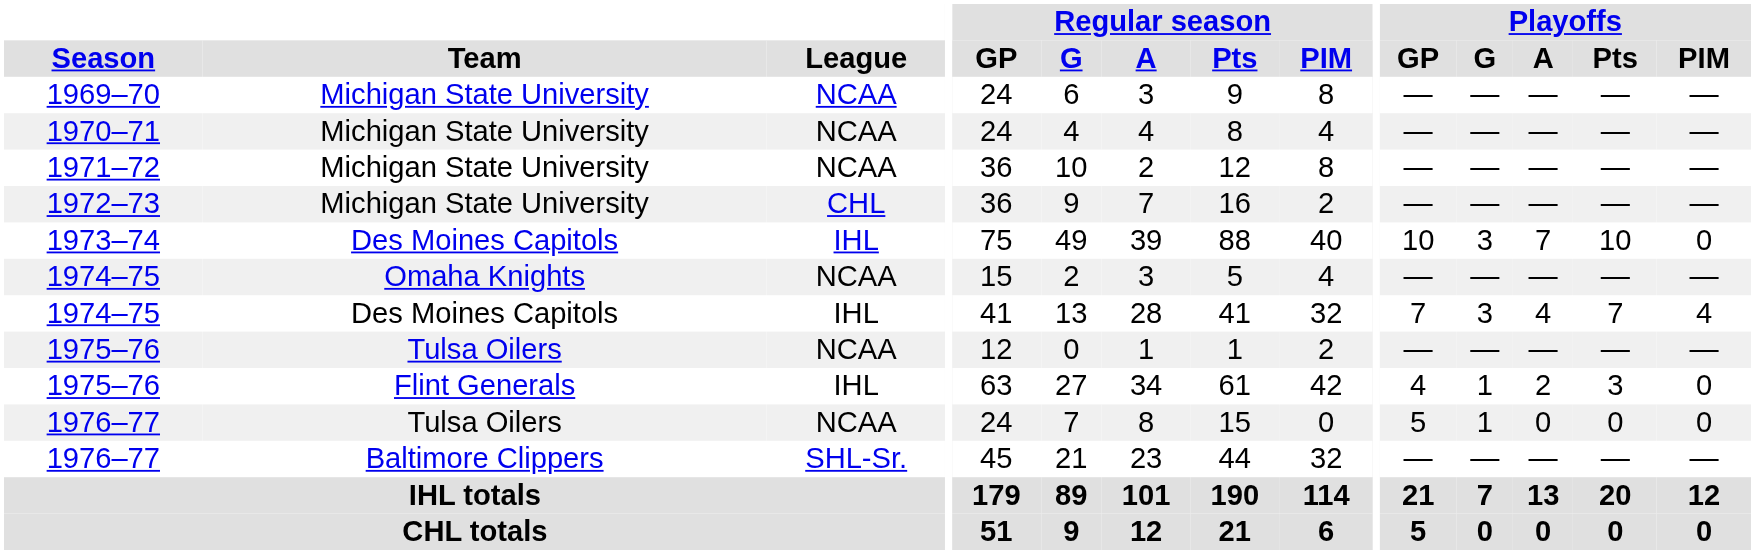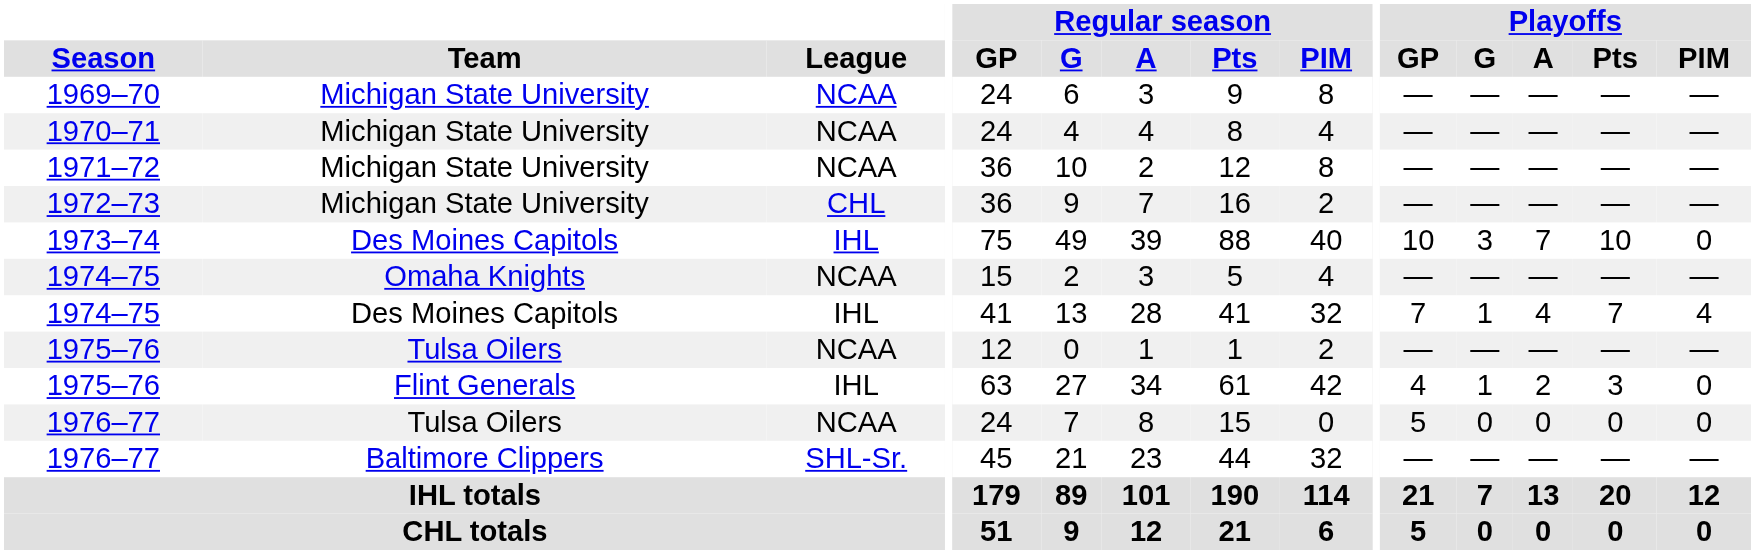(1485, 312) 3 -> (1485, 312) 1
(1485, 422) 1 -> (1485, 422) 0
